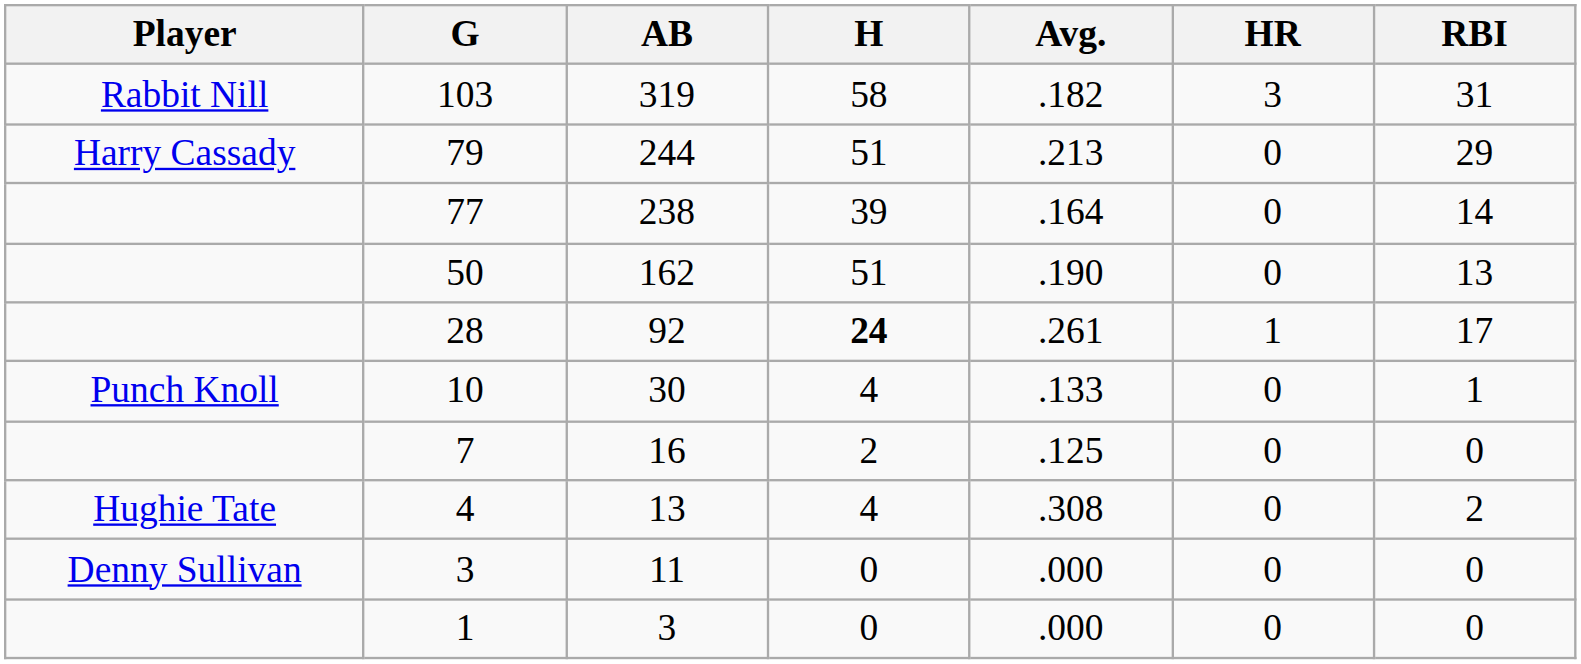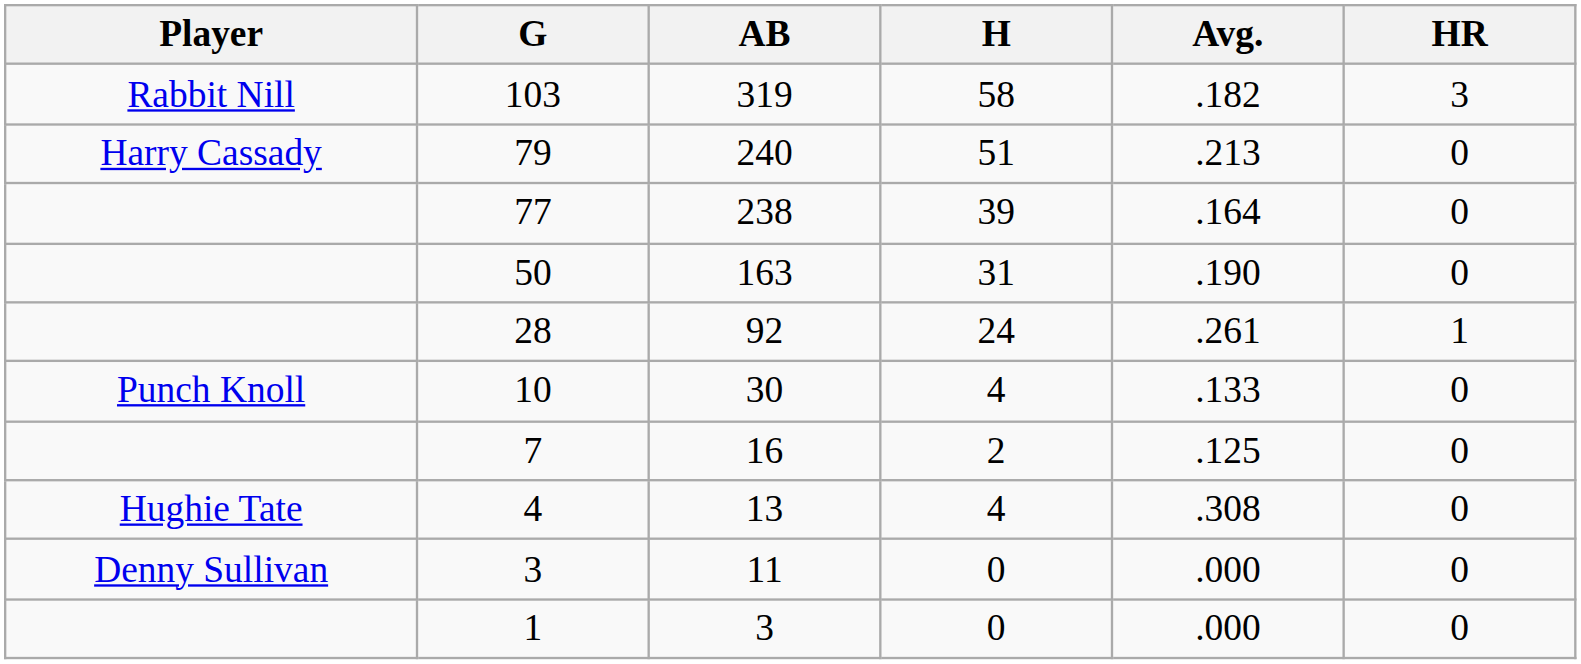- column: (1475, 34)
(667, 152) 244 -> (765, 152) 240
(667, 271) 162 -> (765, 271) 163
(869, 271) 51 -> (996, 271) 31
(869, 331) bold -> (996, 331) normal
